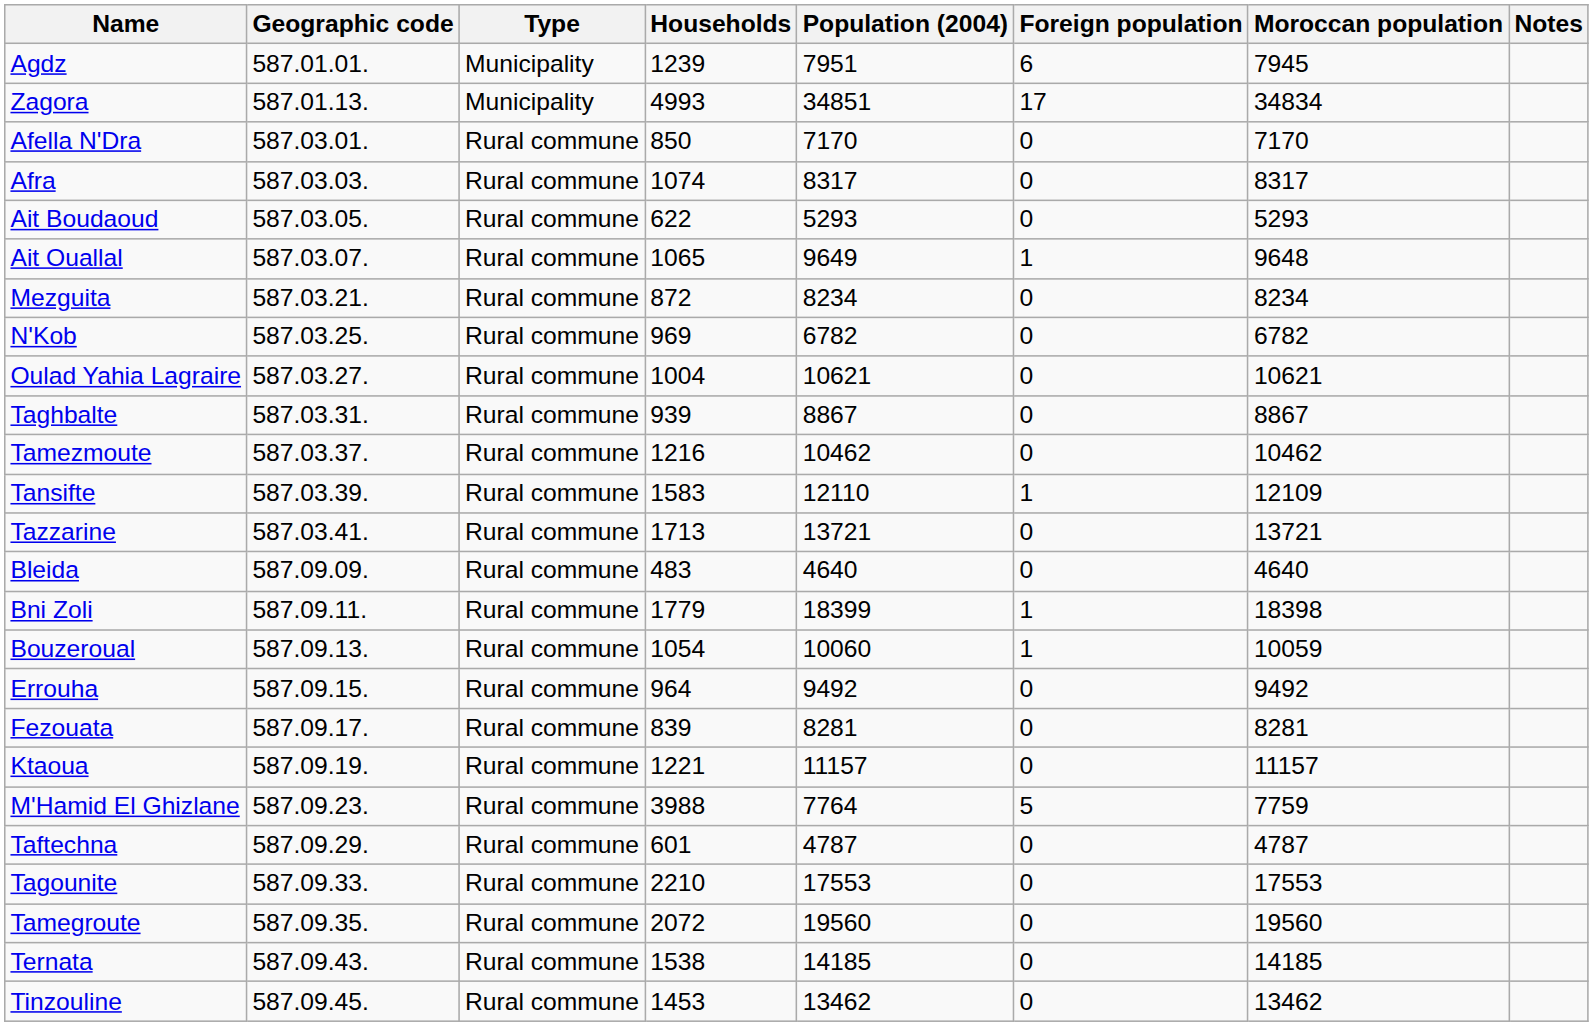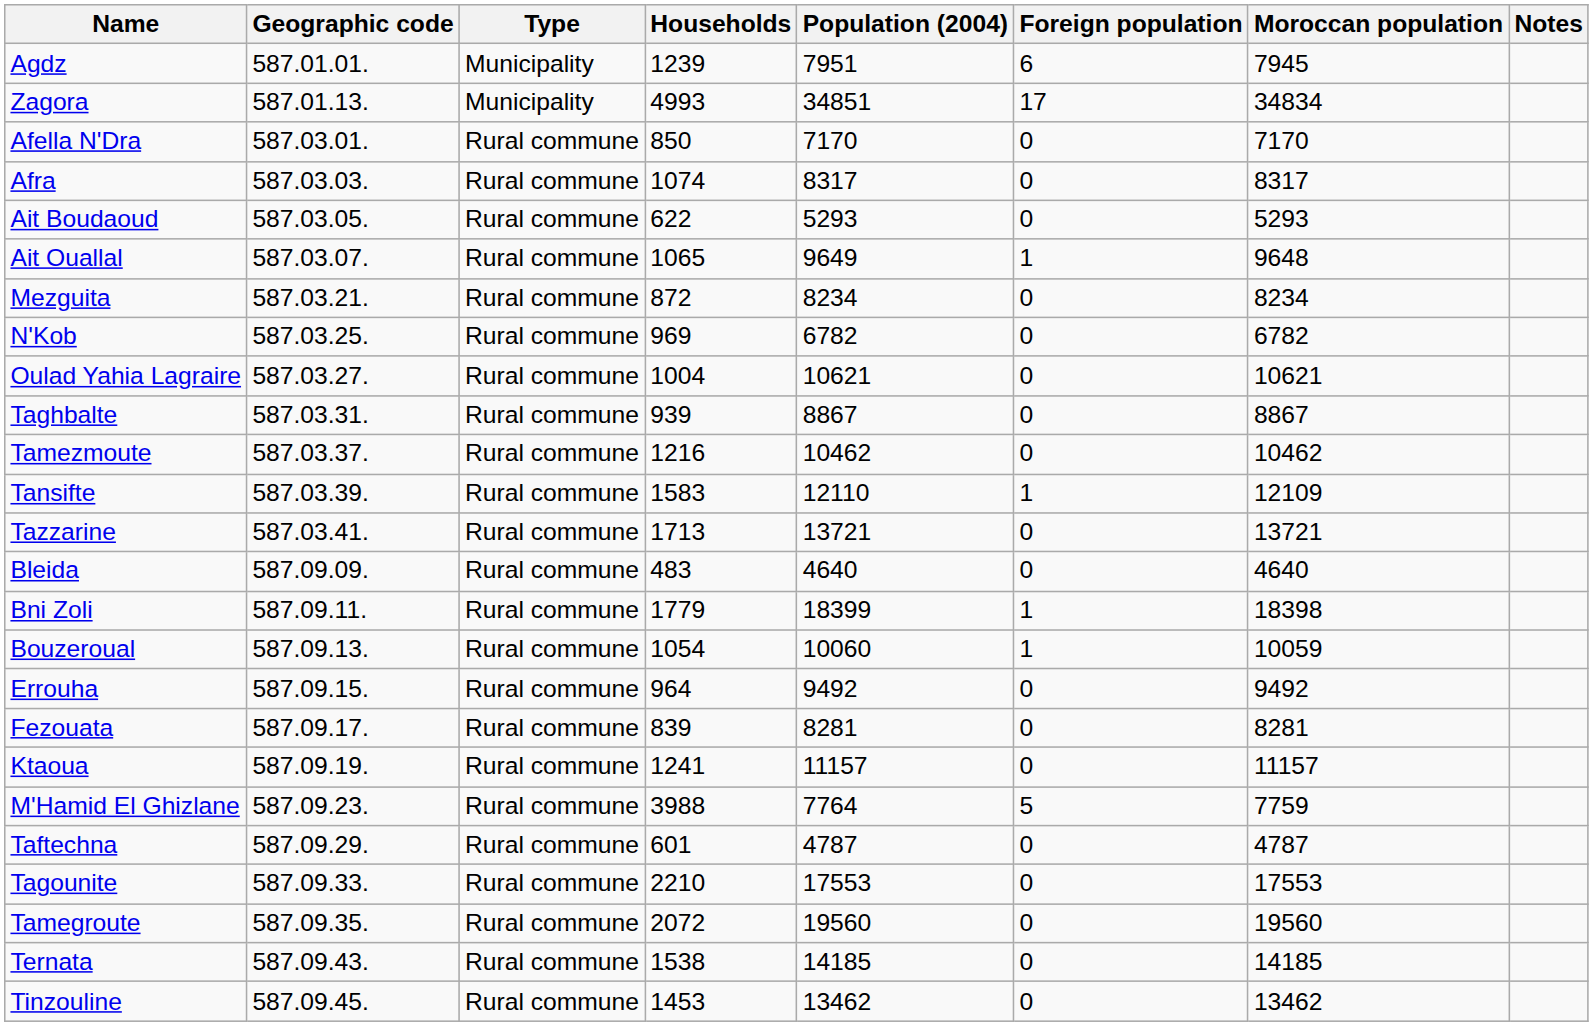(678, 766) 1221 -> (678, 766) 1241
